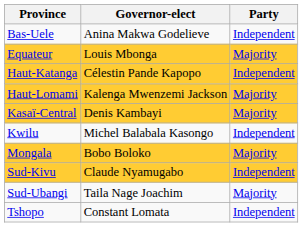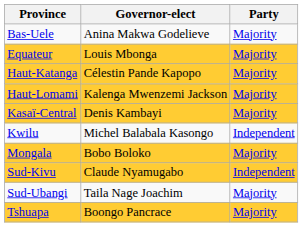(264, 34) Independent -> (255, 34) Majority
(264, 73) Independent -> (255, 73) Majority
- row: (26, 212)
+ row: (28, 212)
